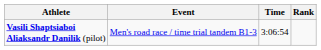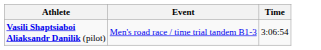- column: (303, 12)
